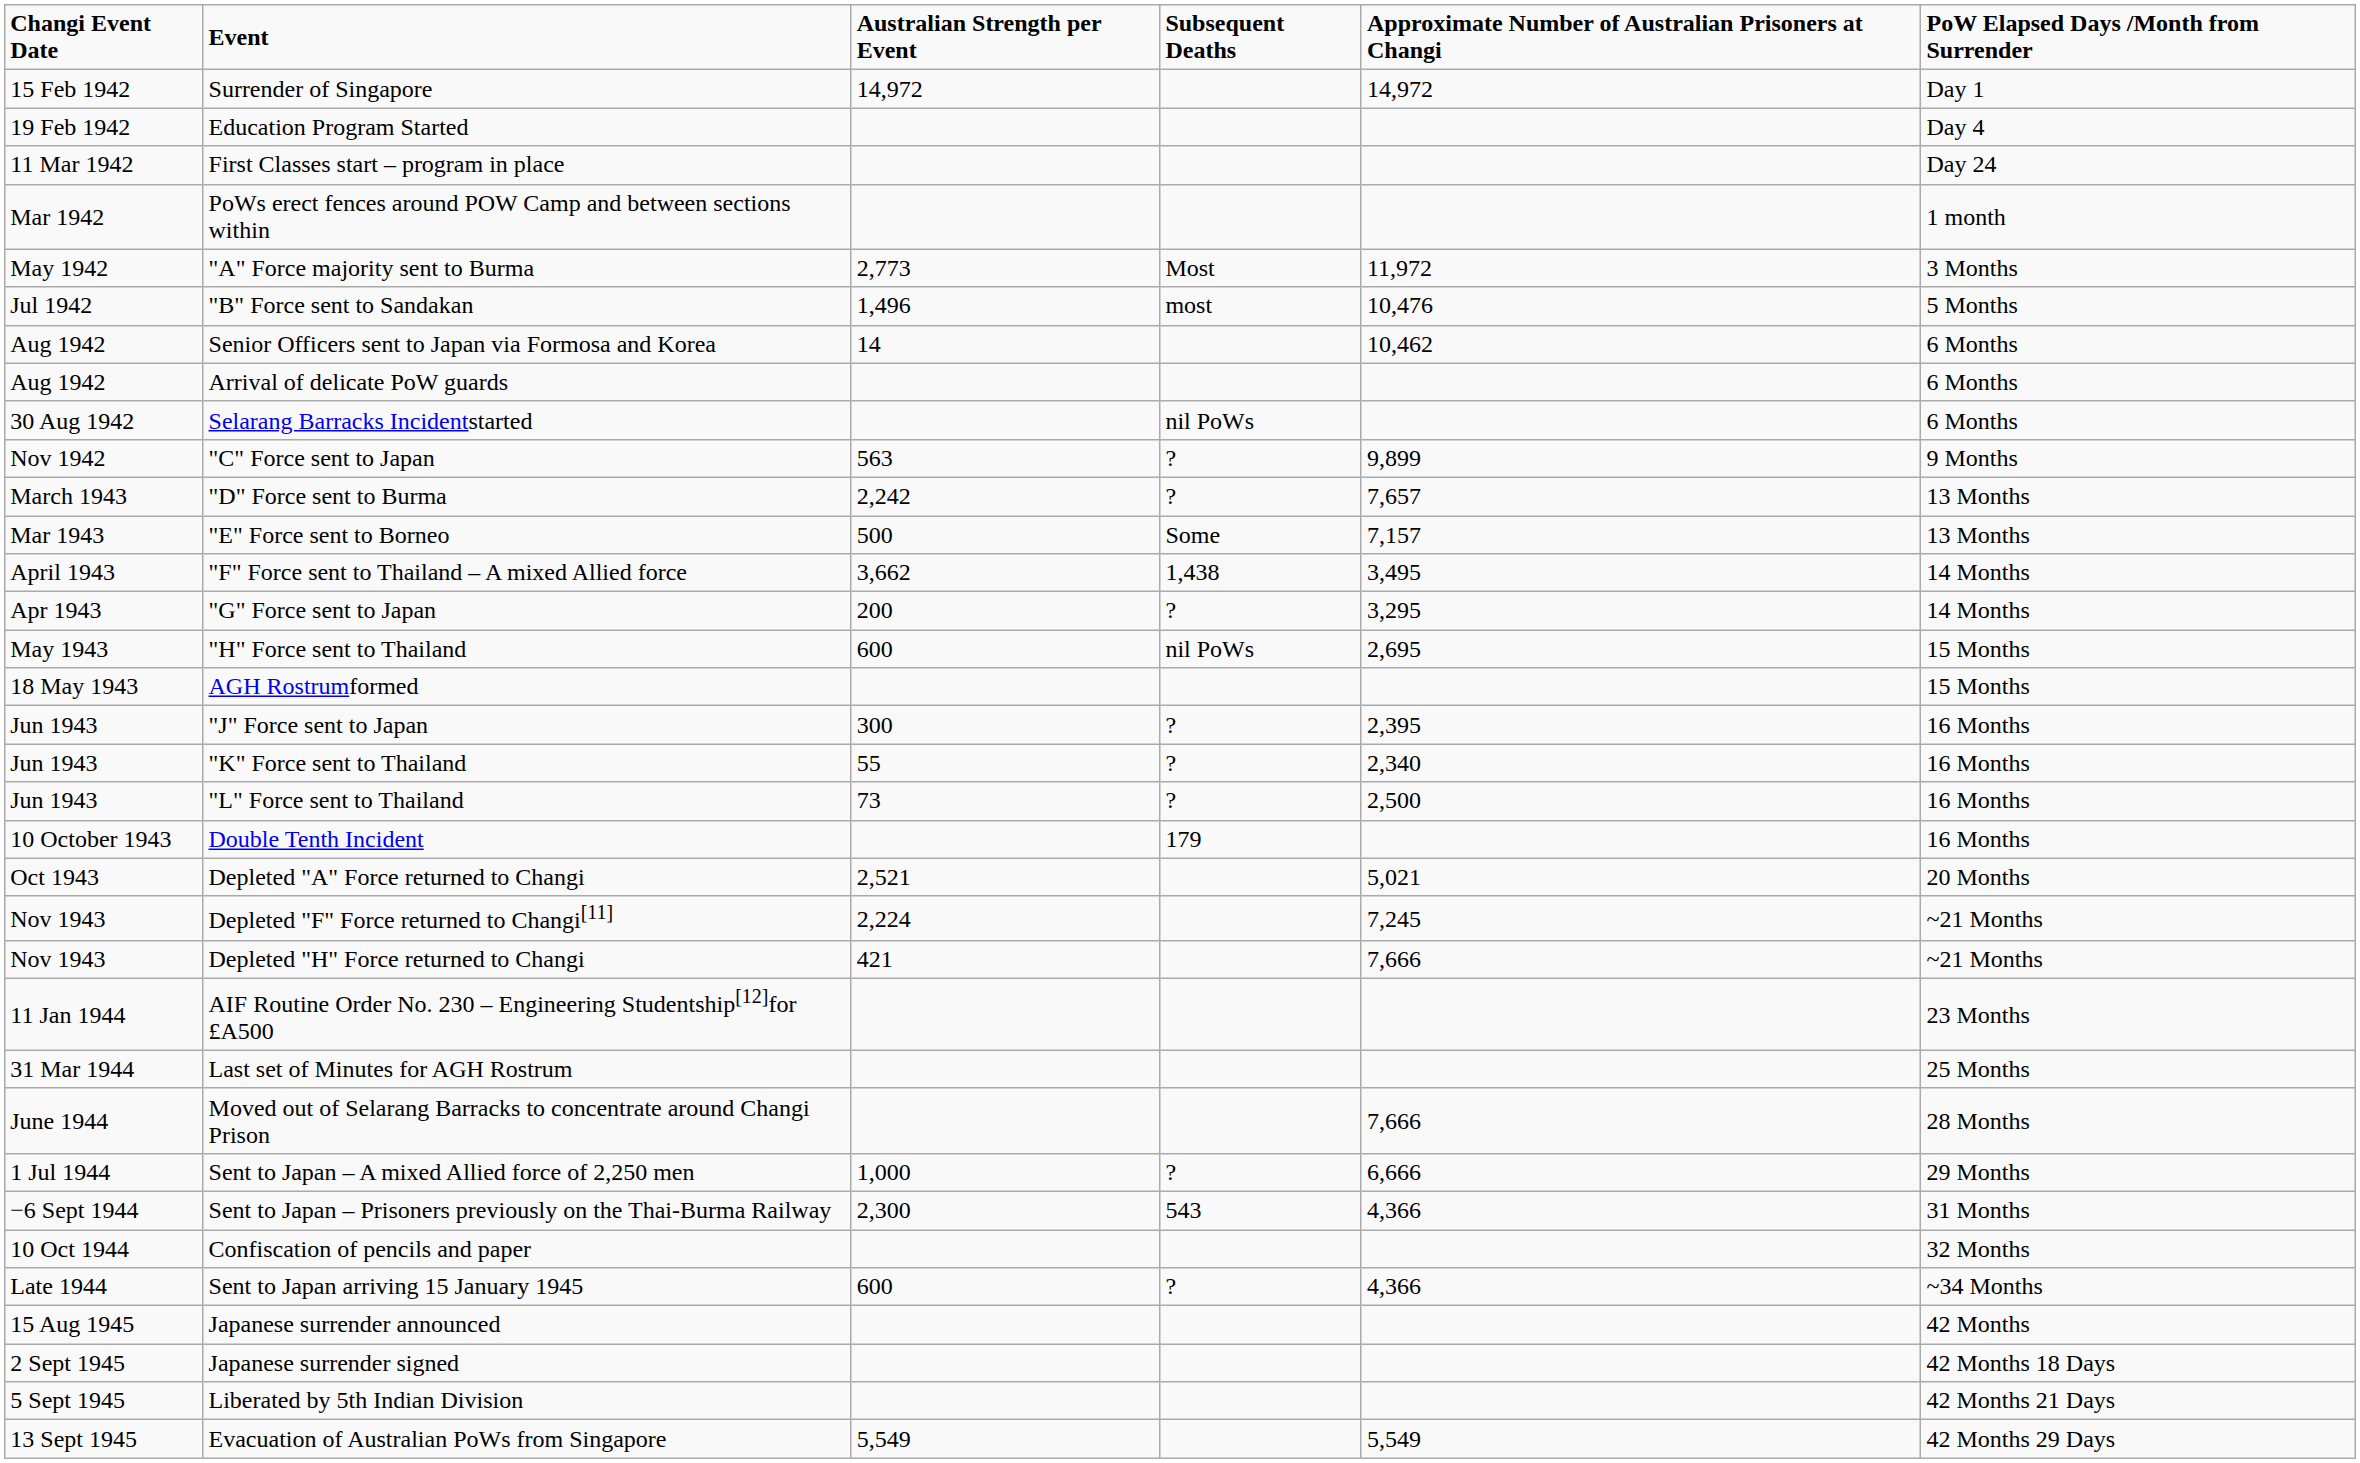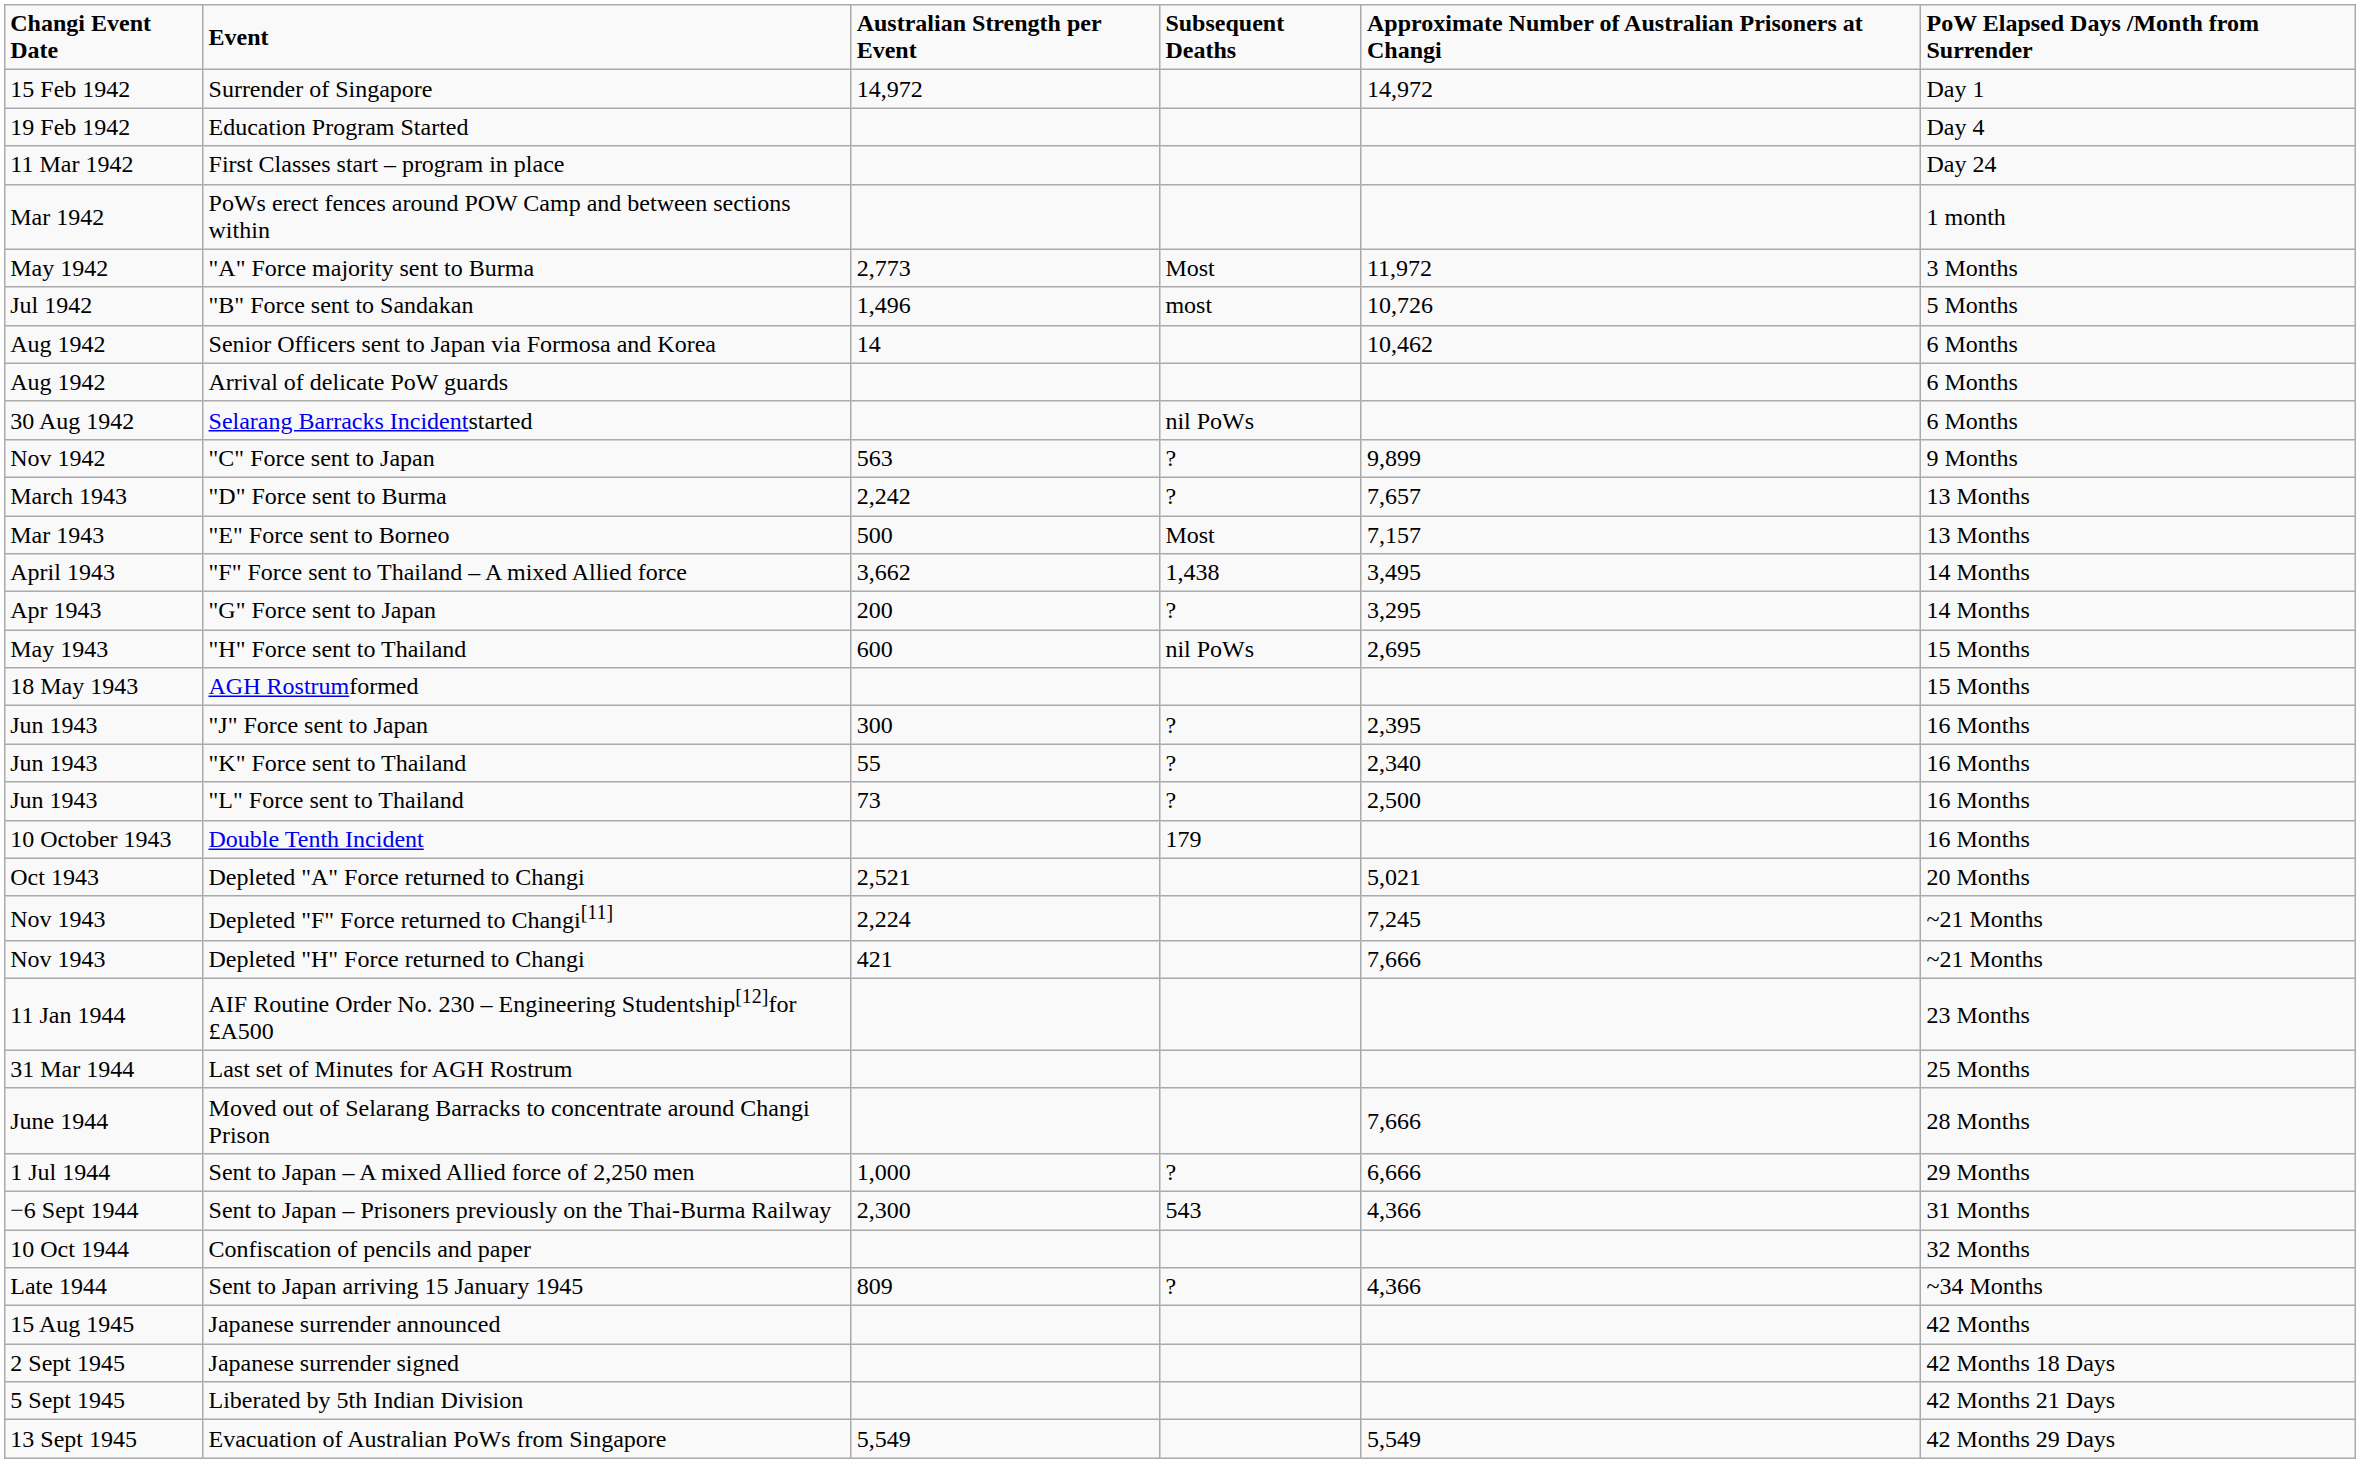(1400, 305) 10,476 -> (1400, 305) 10,726
(1193, 534) Some -> (1190, 534) Most
(875, 1286) 600 -> (875, 1286) 809
